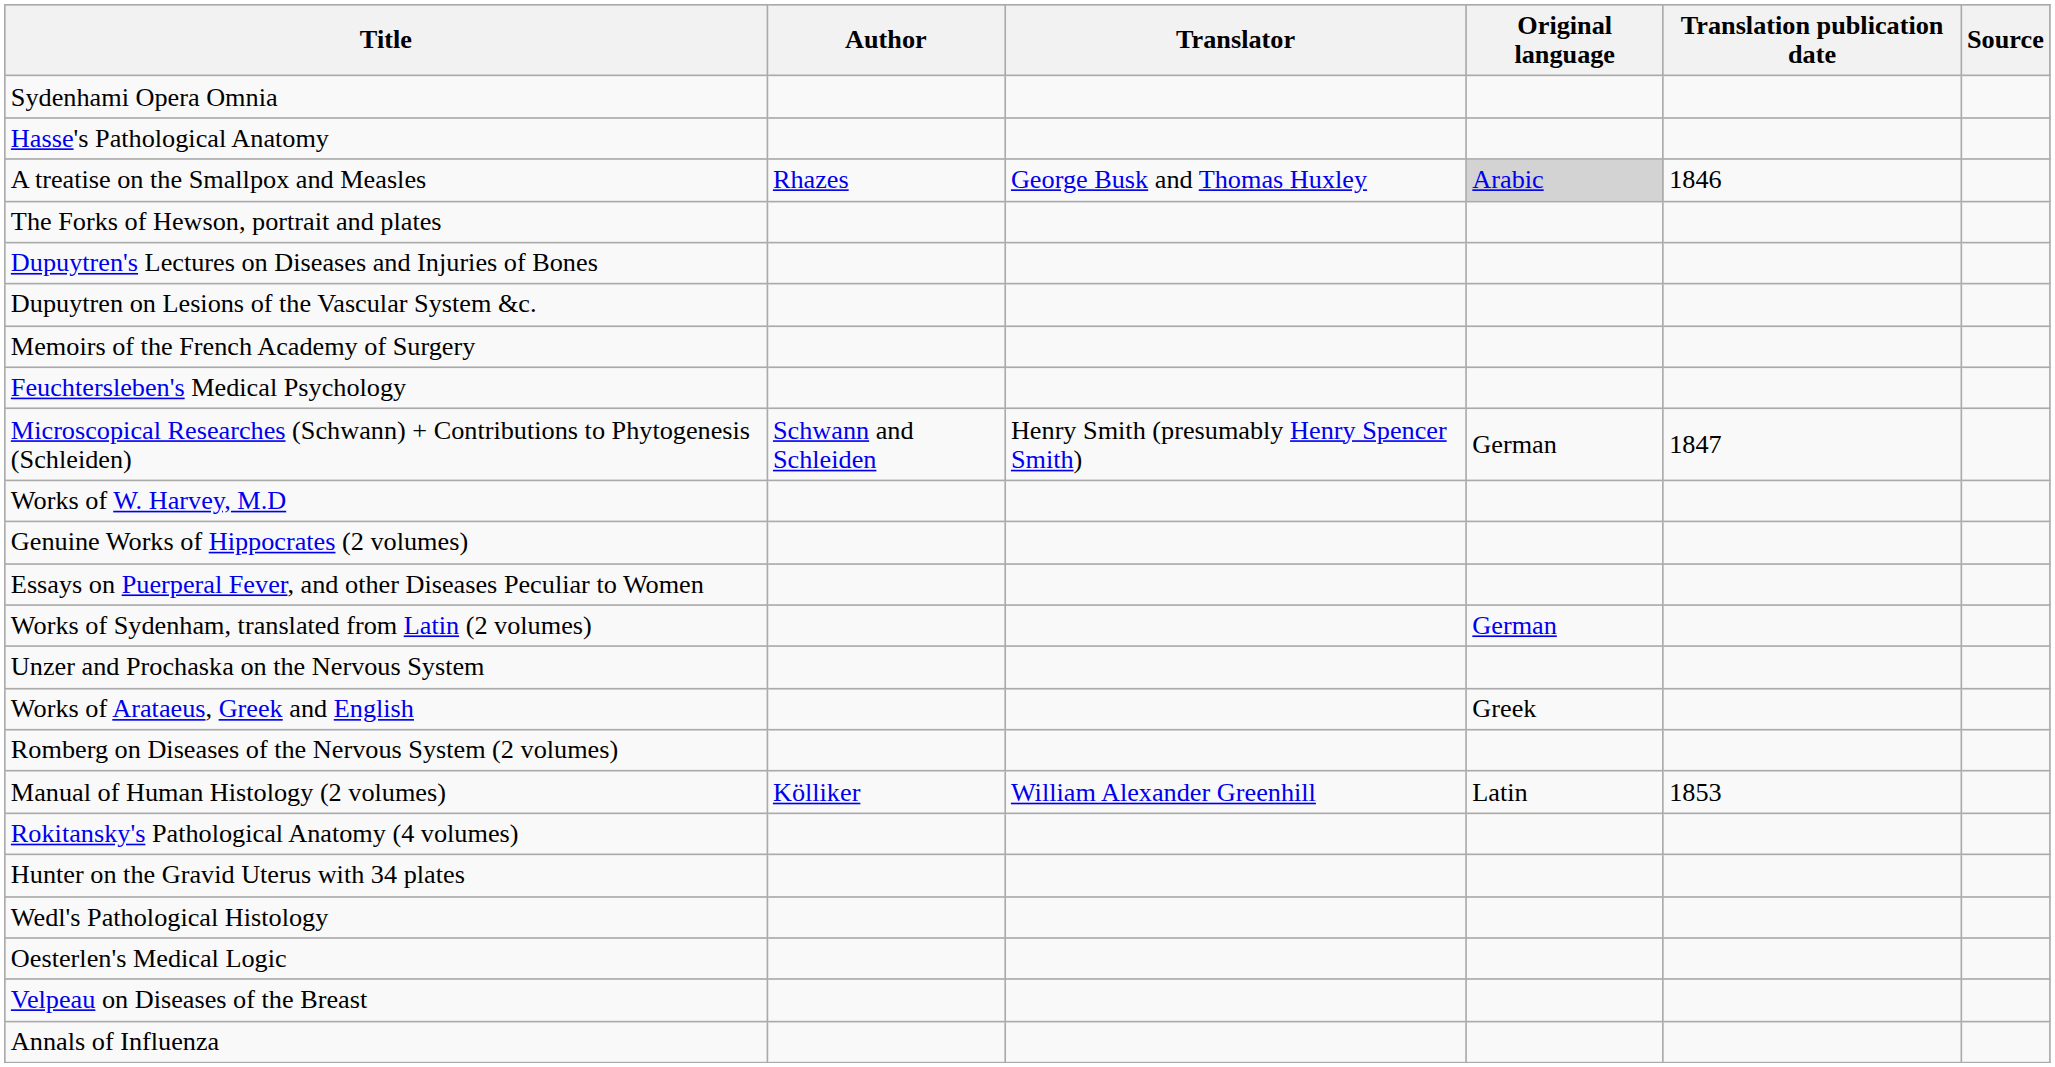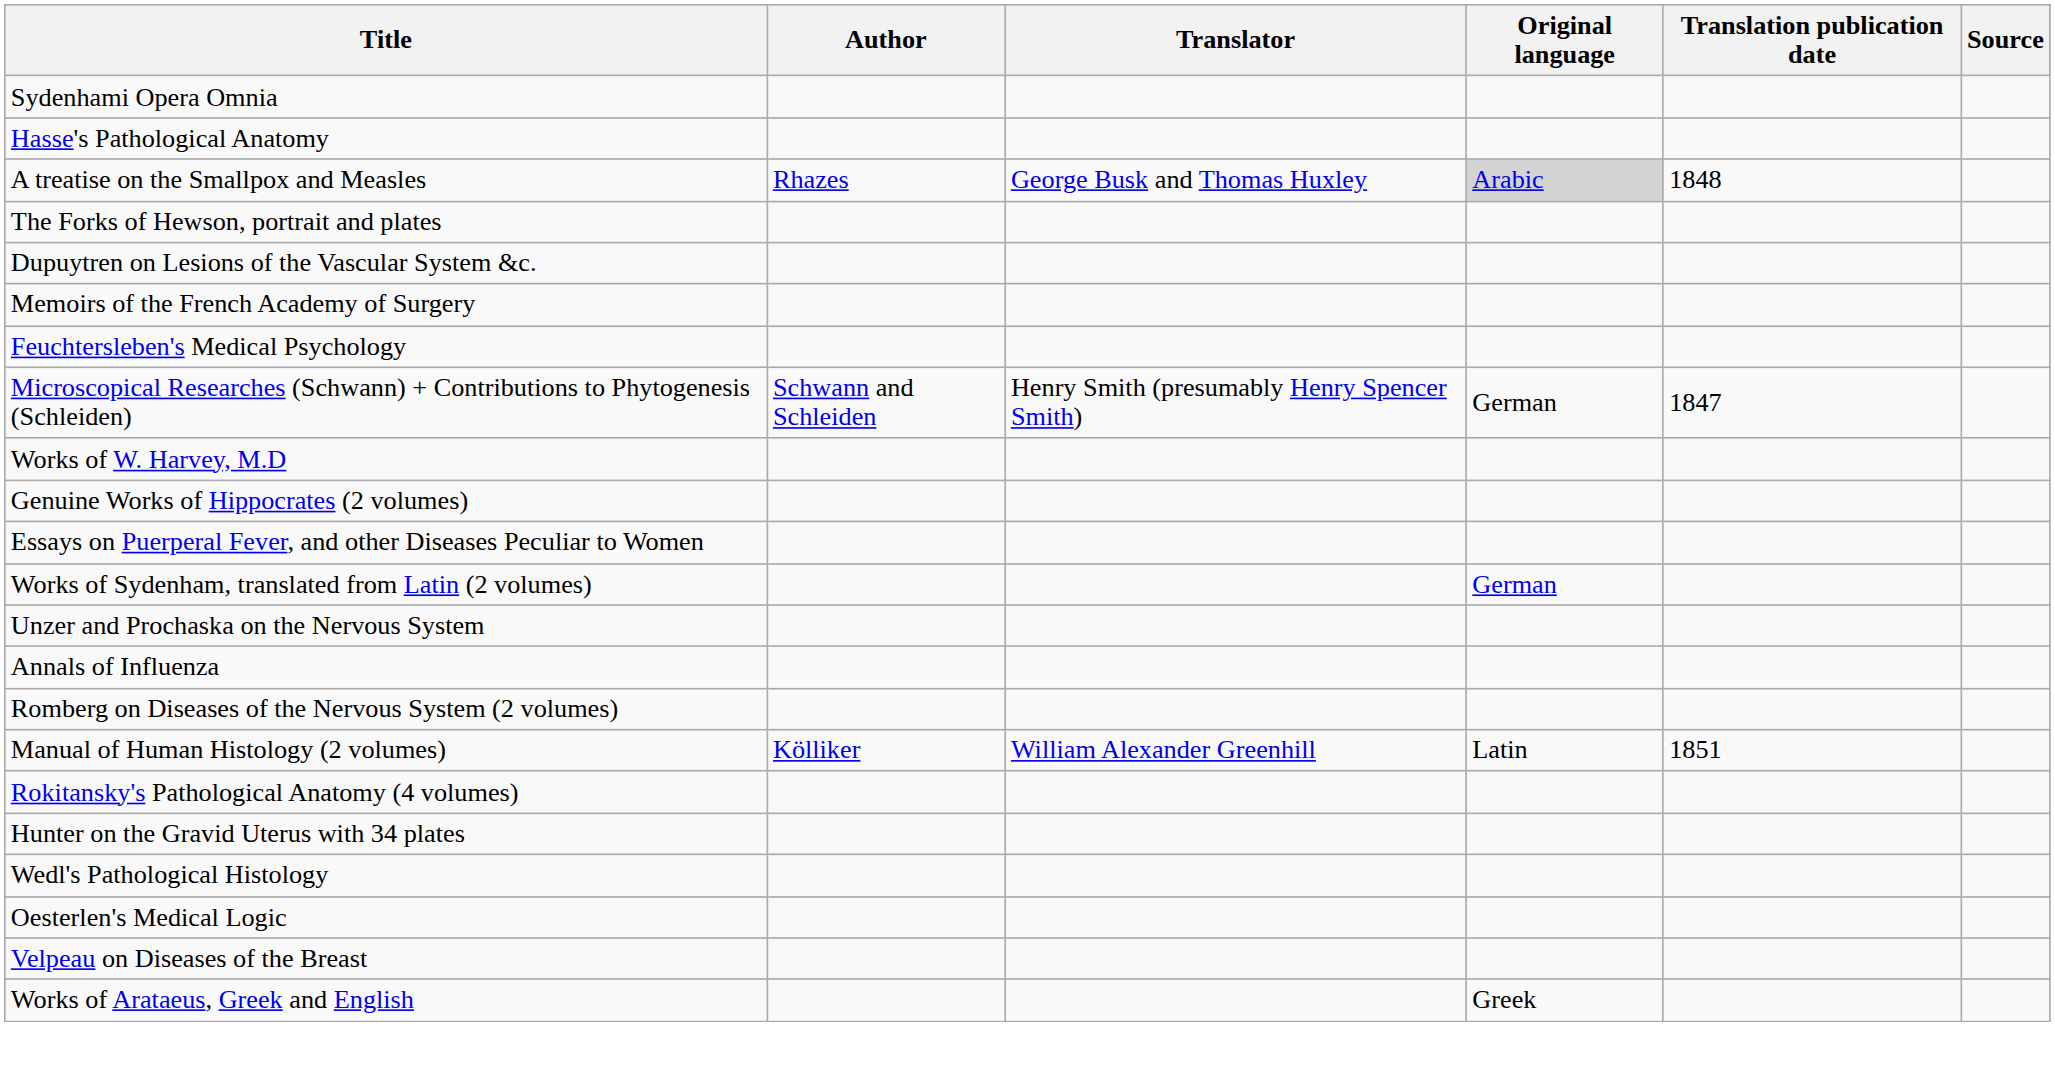(1695, 179) 1846 -> (1695, 179) 1848
- row: (304, 262)
rows swapped: (115, 1041) <-> (212, 708)
(1695, 791) 1853 -> (1695, 750) 1851
